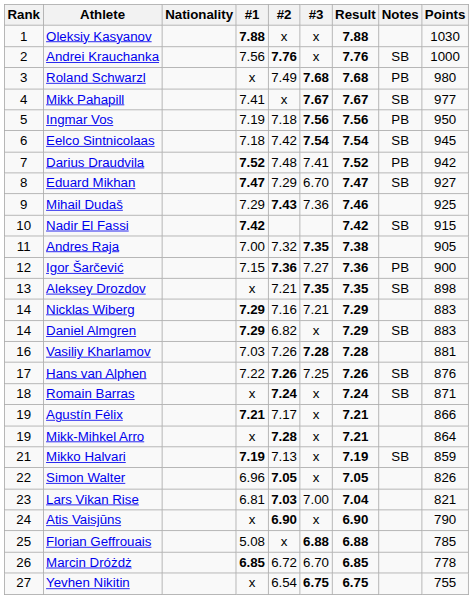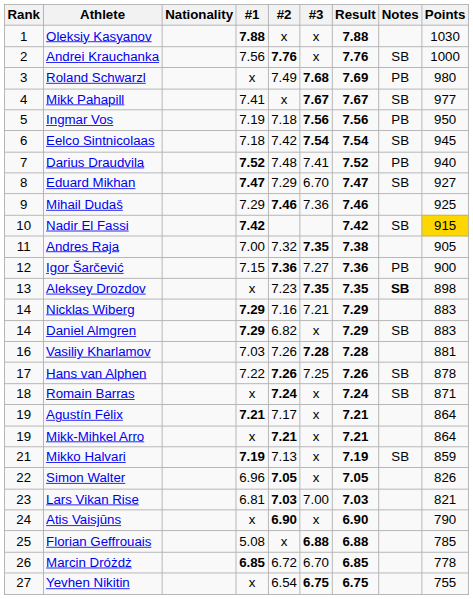(355, 78) 7.68 -> (355, 78) 7.69
(445, 162) 942 -> (445, 162) 940
(284, 204) 7.43 -> (284, 204) 7.46
(445, 225) no background -> (445, 225) gold background
(284, 288) 7.21 -> (284, 288) 7.23
(400, 288) normal -> (400, 288) bold
(445, 373) 876 -> (445, 373) 878
(445, 415) 866 -> (445, 415) 864
(284, 436) 7.28 -> (284, 436) 7.21
(355, 499) 7.04 -> (355, 499) 7.03
